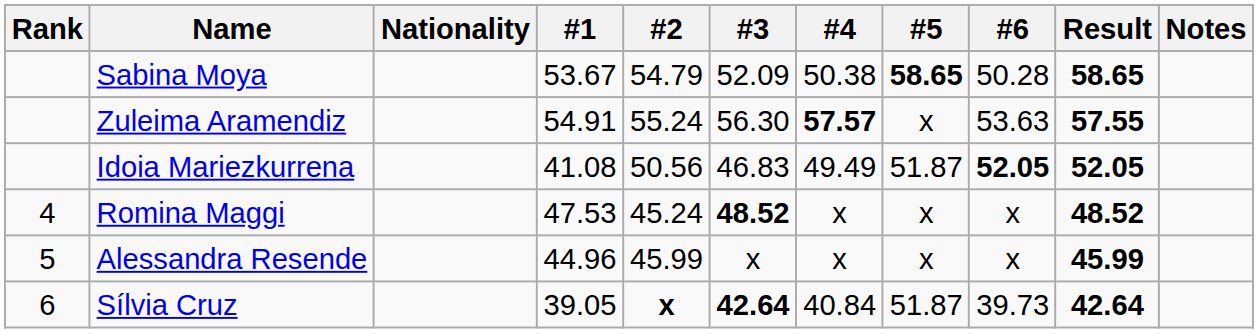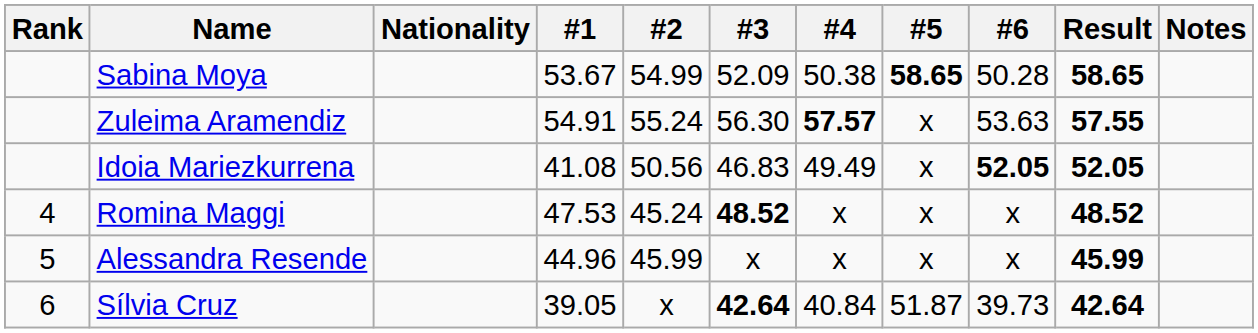(667, 74) 54.79 -> (667, 74) 54.99
(926, 167) 51.87 -> (926, 167) x
(667, 305) bold -> (667, 305) normal
